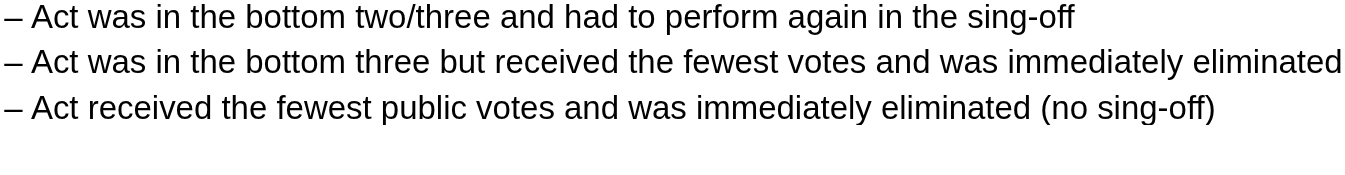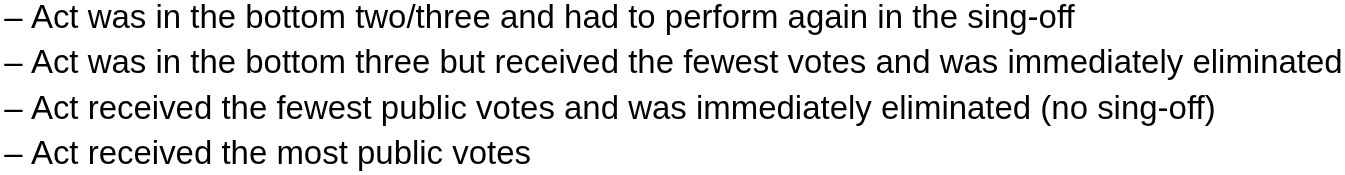+ row: (281, 153)
